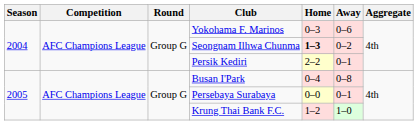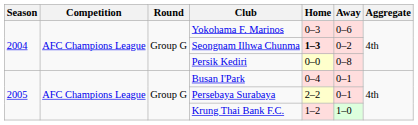(312, 62) 2–2 -> (312, 62) 0–0
(344, 62) 0–1 -> (344, 62) 0–8
(344, 78) 0–8 -> (344, 78) 0–1
(312, 95) 0–0 -> (312, 95) 2–2
